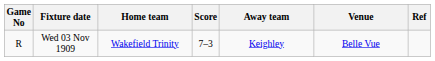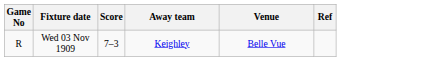- column: (145, 17)
